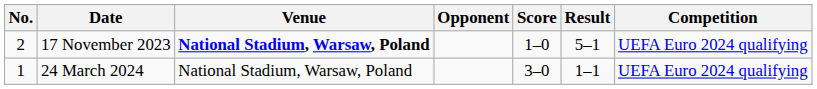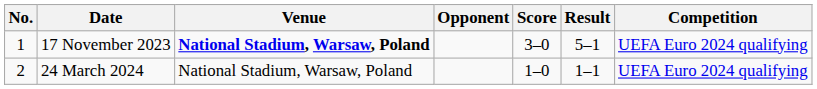(21, 44) 2 -> (21, 44) 1
(537, 44) 1–0 -> (537, 44) 3–0
(21, 71) 1 -> (21, 71) 2
(537, 71) 3–0 -> (537, 71) 1–0
